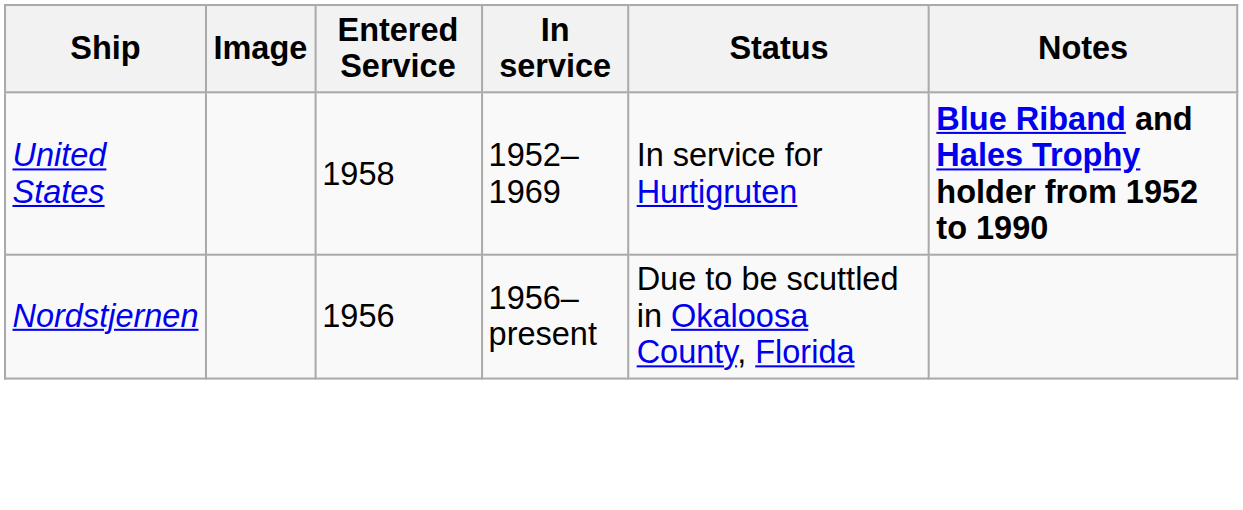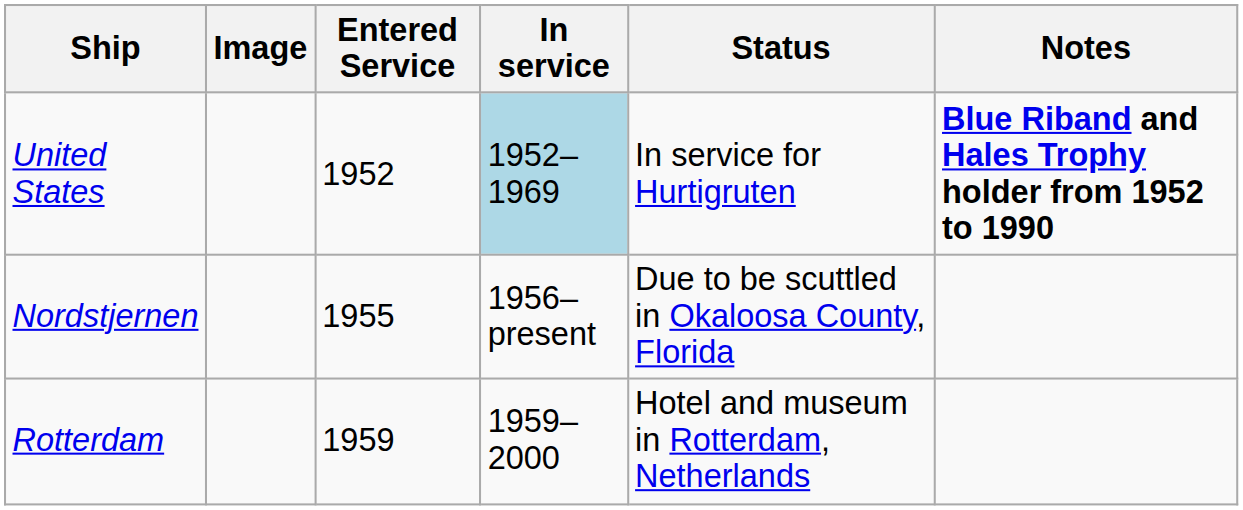(358, 173) 1958 -> (358, 173) 1952
(534, 173) no background -> (533, 173) lightblue background
(358, 315) 1956 -> (358, 315) 1955
+ row: (88, 440)
